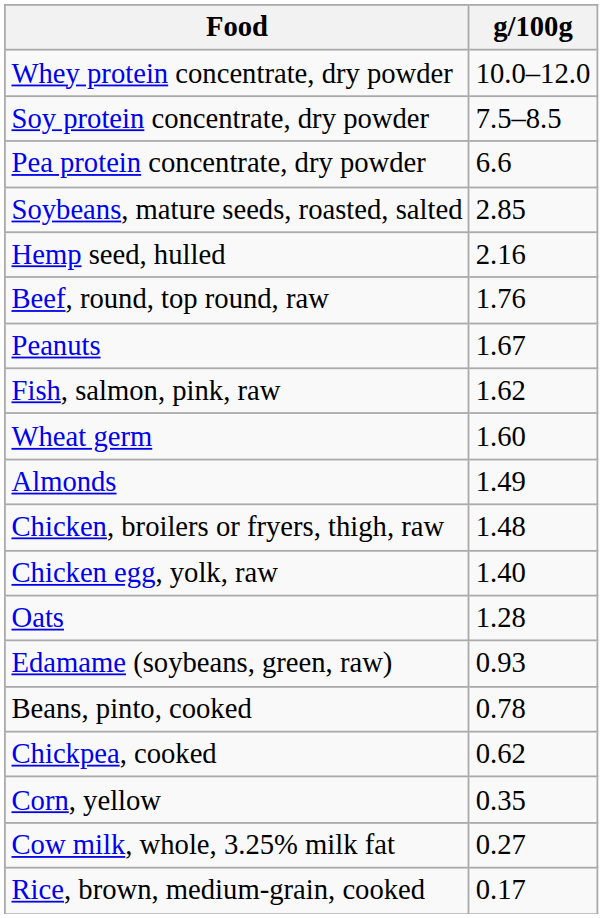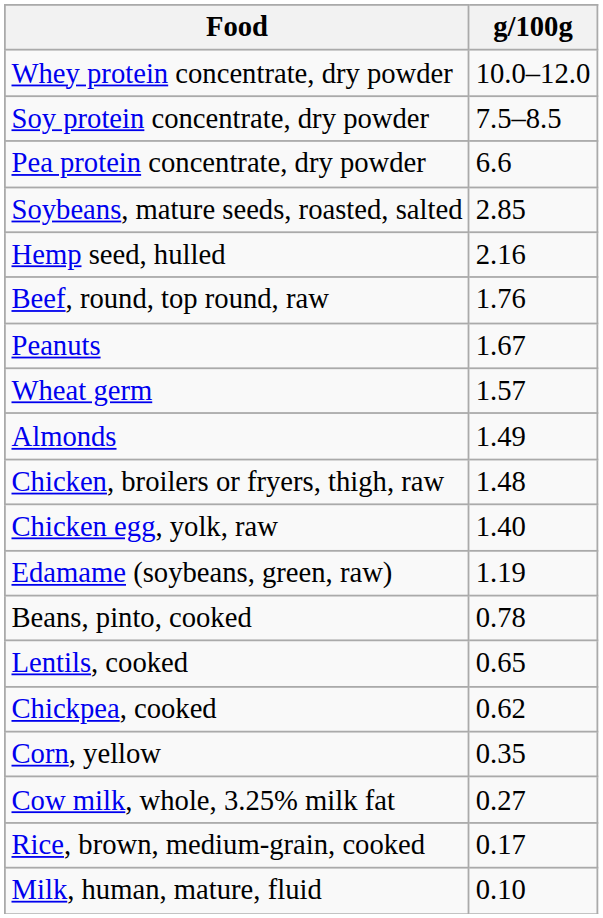- row: (146, 390)
(501, 436) 1.60 -> (501, 390) 1.57
- row: (38, 617)
(501, 663) 0.93 -> (501, 572) 1.19
+ row: (100, 663)
+ row: (167, 890)
